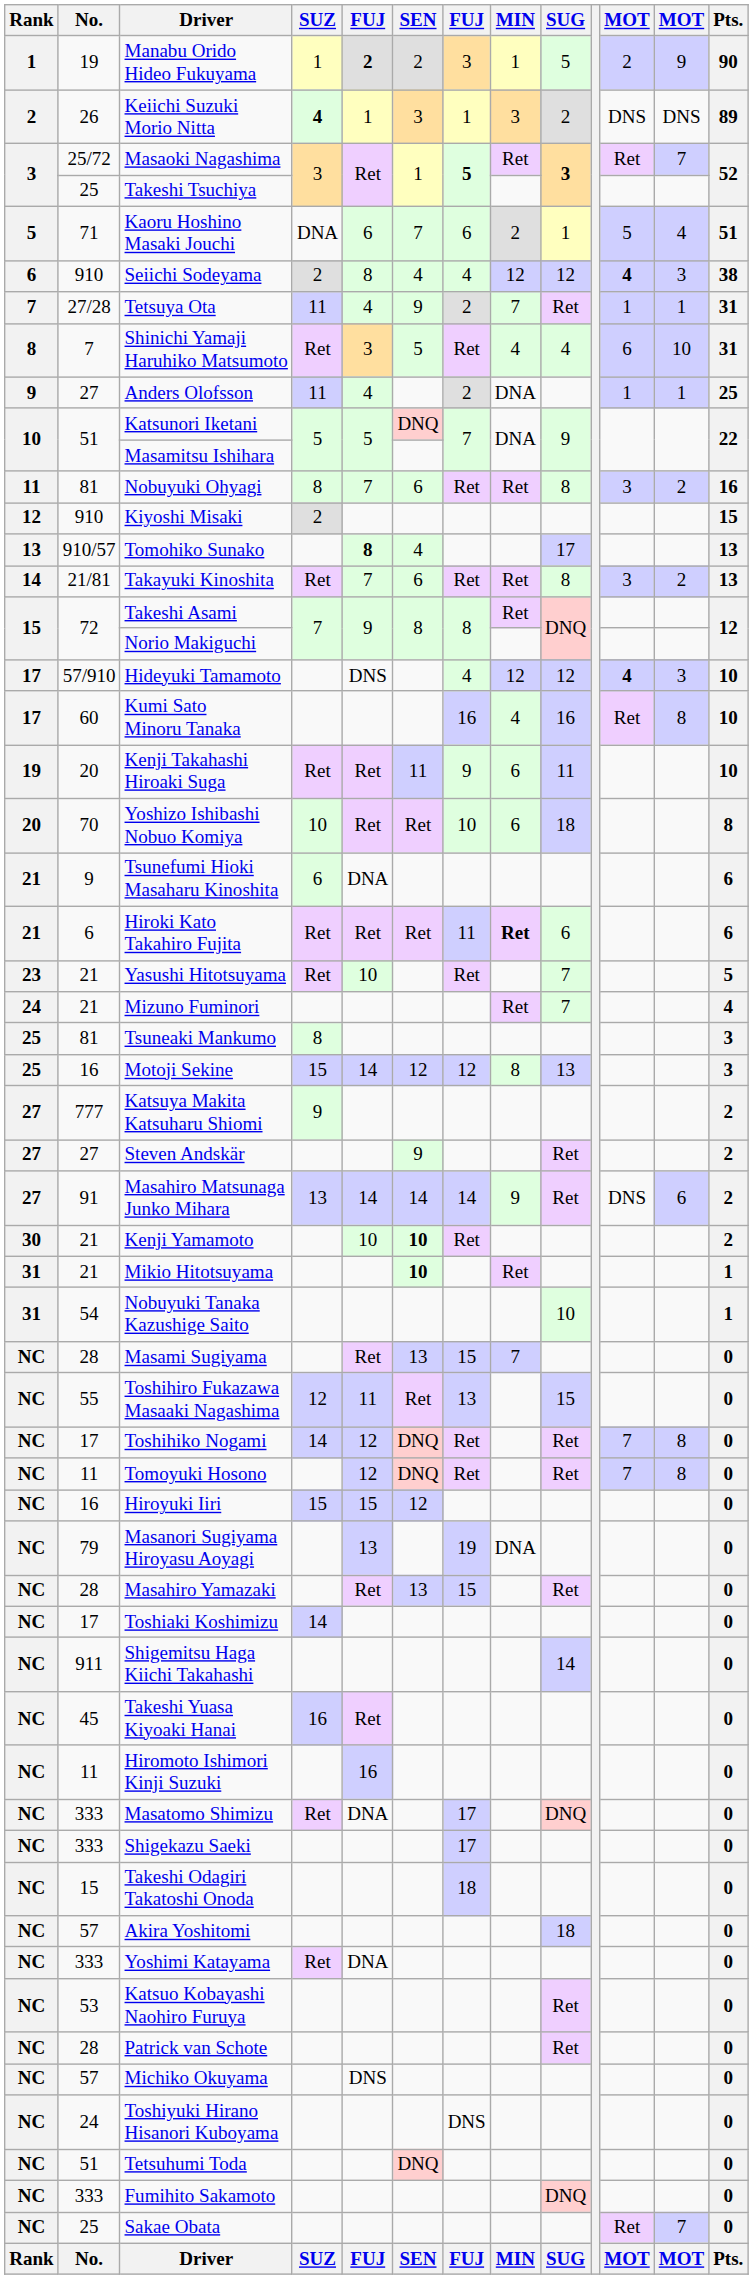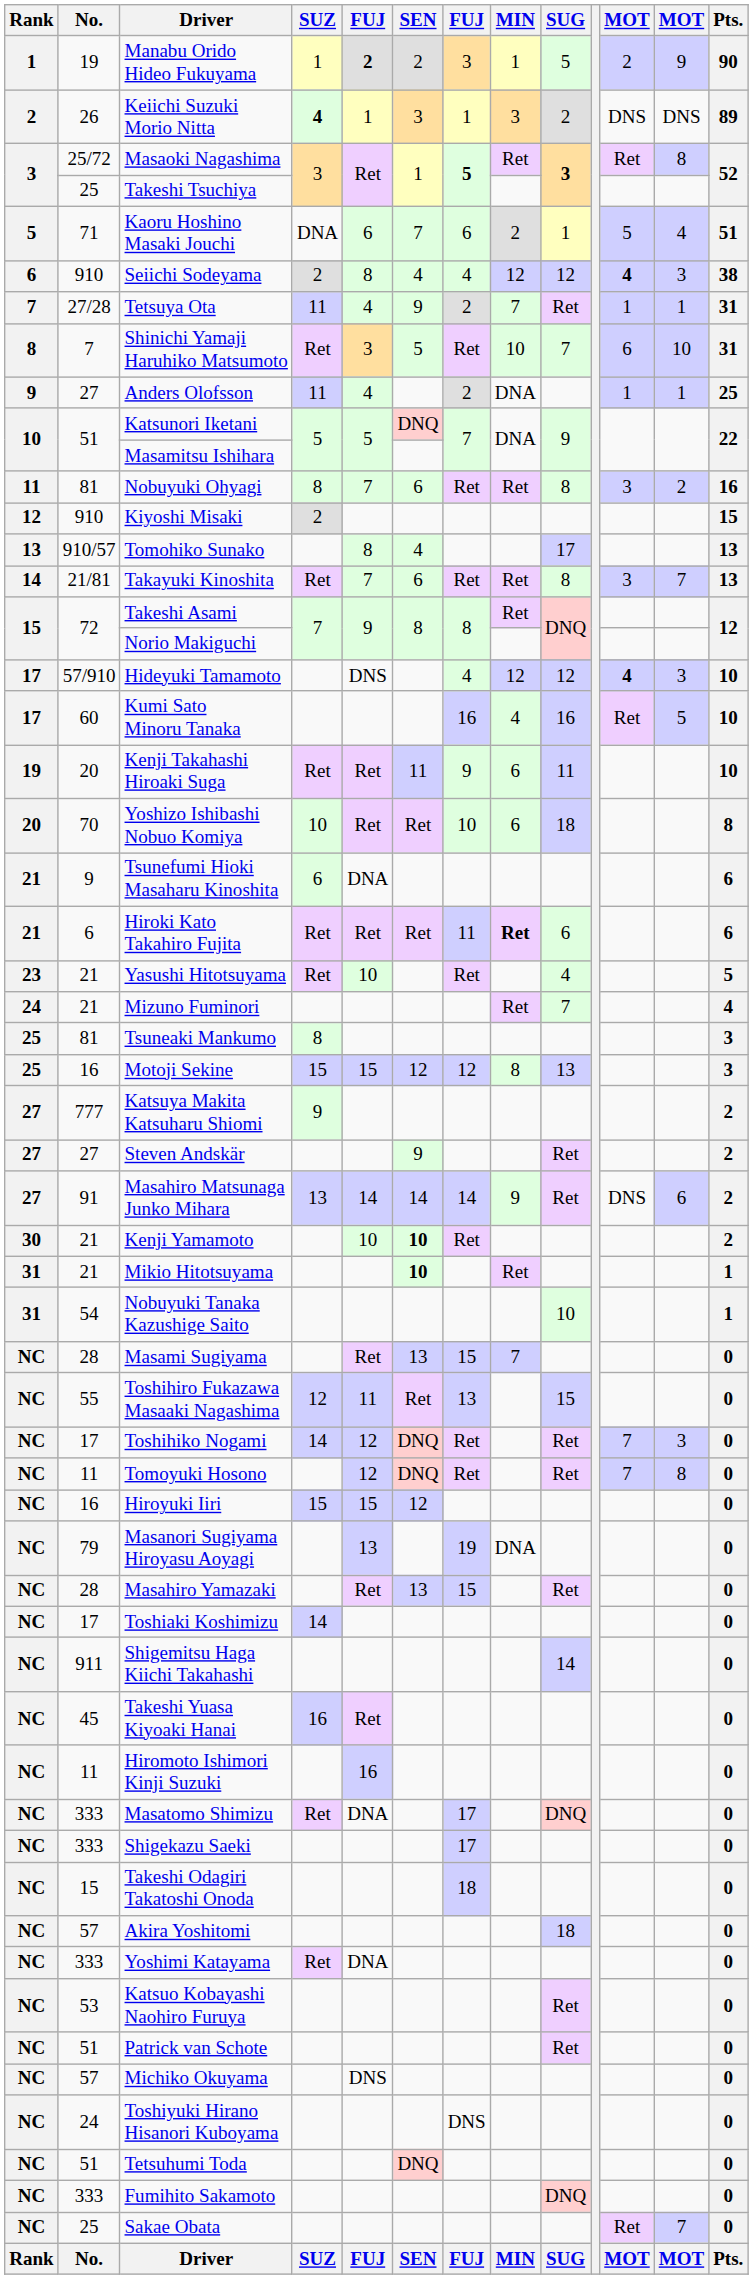(681, 158) 7 -> (681, 158) 8
(515, 349) 4 -> (515, 349) 10
(566, 349) 4 -> (566, 349) 7
(368, 549) bold -> (368, 549) normal
(681, 580) 2 -> (681, 580) 7
(681, 717) 8 -> (681, 717) 5
(566, 975) 7 -> (566, 975) 4
(368, 1069) 14 -> (368, 1069) 15
(681, 1441) 8 -> (681, 1441) 3
(89, 2047) 28 -> (89, 2047) 51
